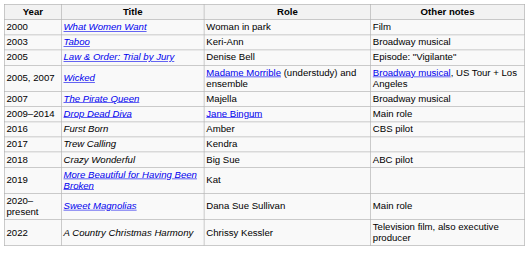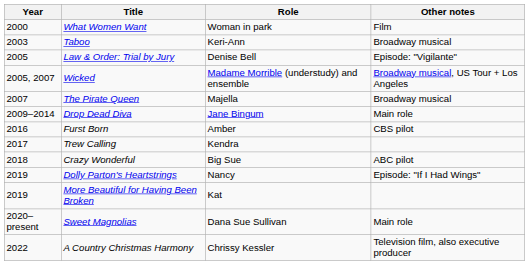+ row: (120, 175)
